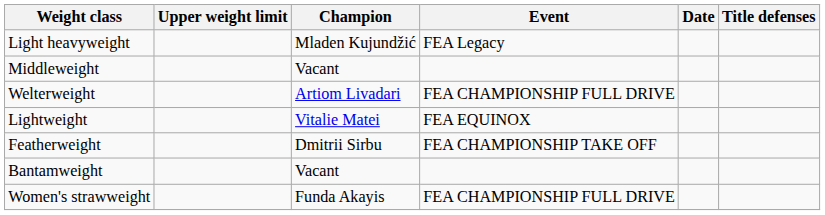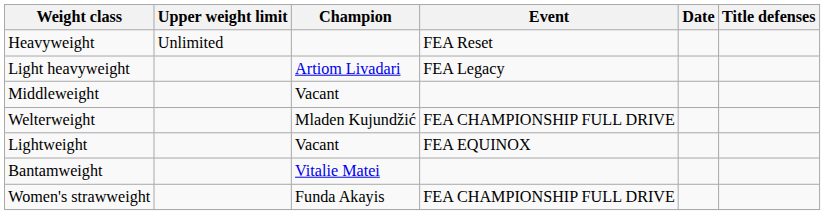+ row: (51, 42)
(355, 42) Mladen Kujundžić -> (348, 68) Artiom Livadari
(348, 94) Artiom Livadari -> (355, 119) Mladen Kujundžić
(337, 119) Vitalie Matei -> (317, 145) Vacant
- row: (54, 145)
(317, 171) Vacant -> (337, 171) Vitalie Matei
